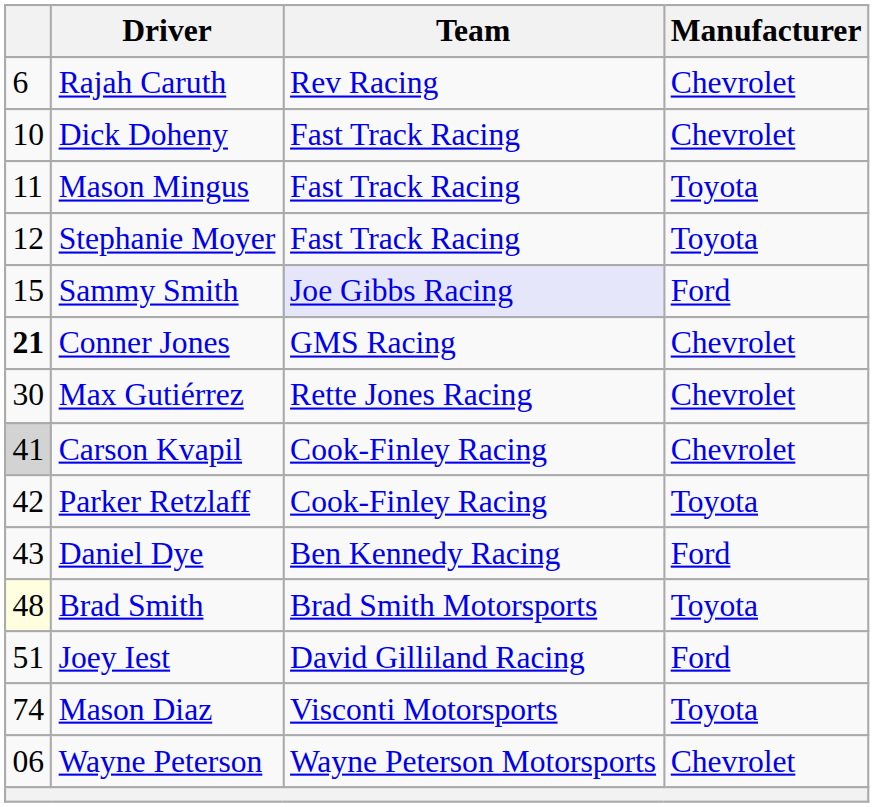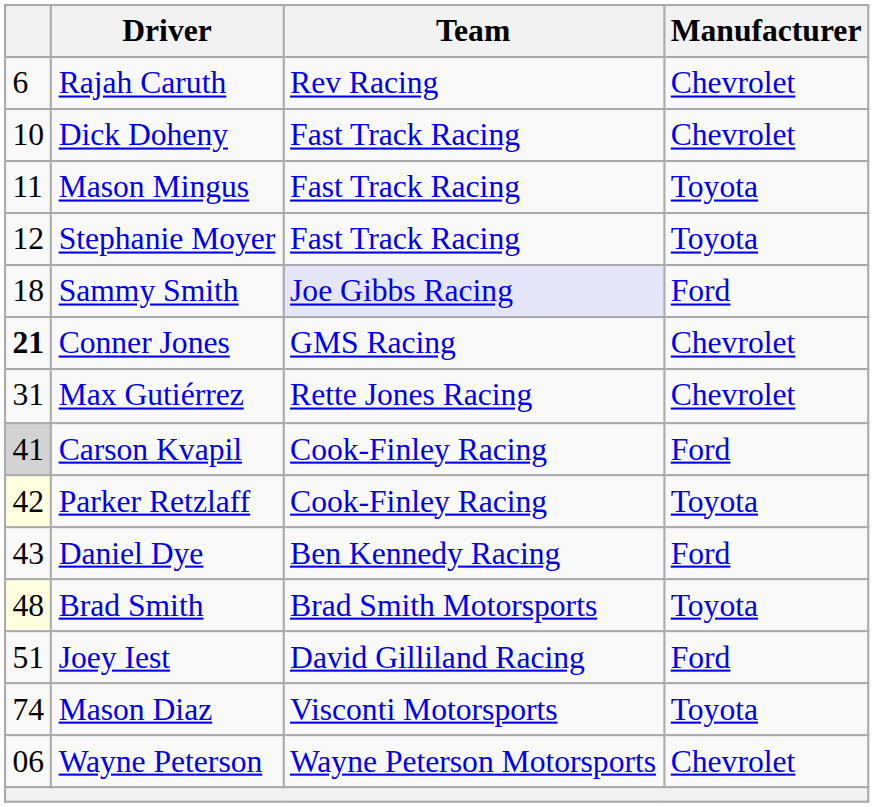(28, 291) 15 -> (28, 291) 18
(28, 395) 30 -> (28, 395) 31
(733, 447) Chevrolet -> (701, 447) Ford
(28, 499) no background -> (28, 499) lightyellow background
